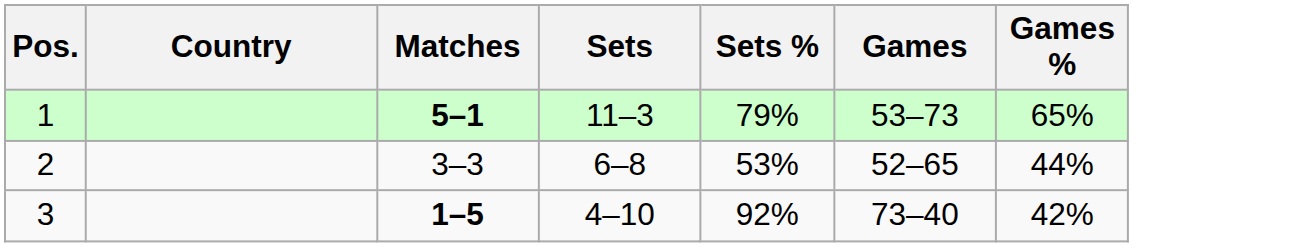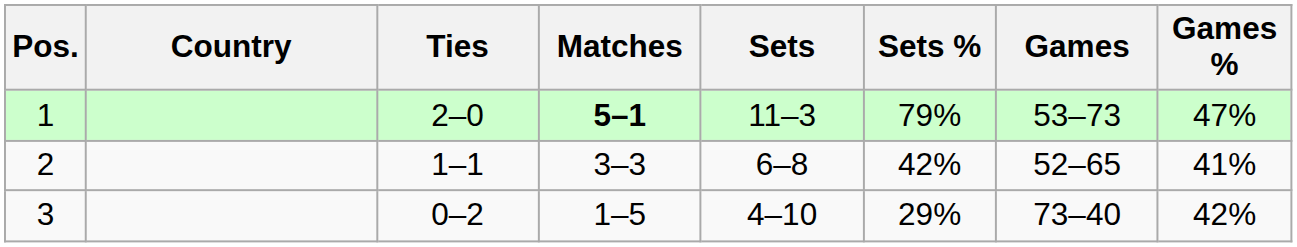+ column: (458, 47)
(1062, 114) 65% -> (1225, 114) 47%
(767, 164) 53% -> (930, 164) 42%
(1062, 164) 44% -> (1225, 164) 41%
(458, 214) bold -> (620, 214) normal
(767, 214) 92% -> (930, 214) 29%
